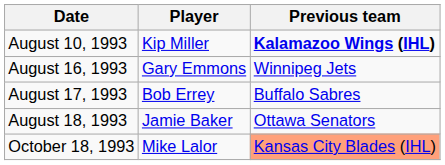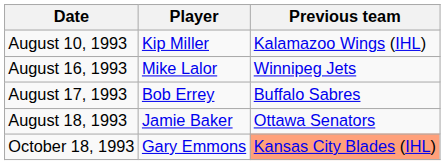(344, 43) bold -> (340, 43) normal
(194, 69) Gary Emmons -> (180, 69) Mike Lalor
(180, 146) Mike Lalor -> (194, 146) Gary Emmons
